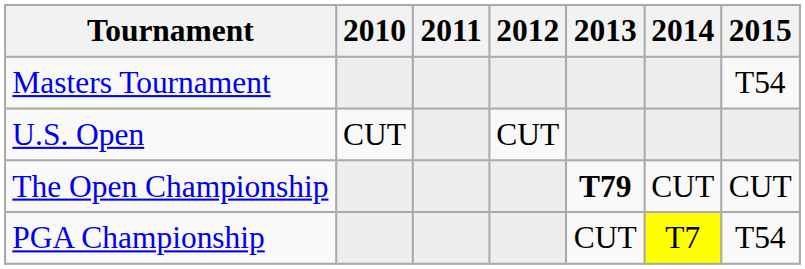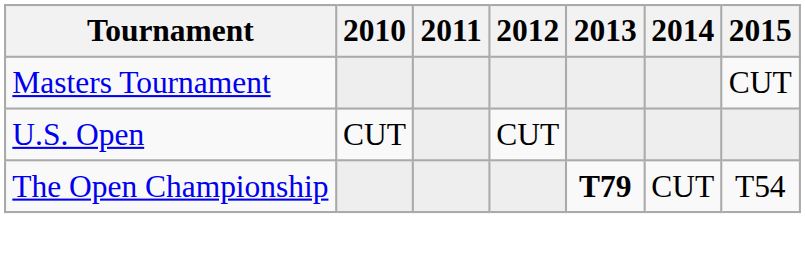(760, 82) T54 -> (760, 82) CUT
(760, 186) CUT -> (760, 186) T54
- row: (139, 238)
